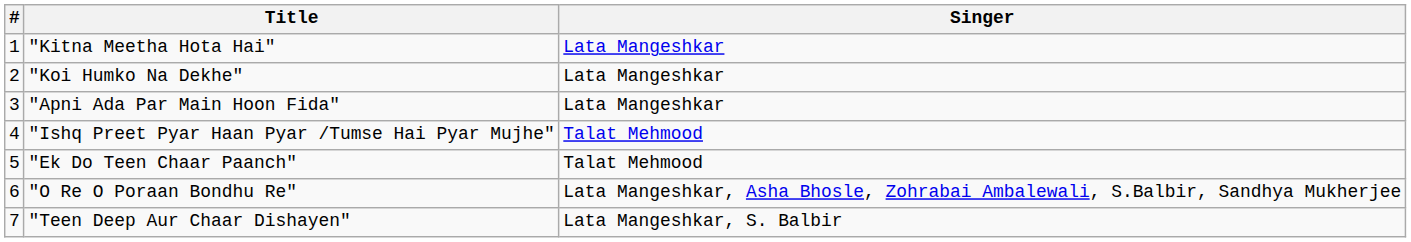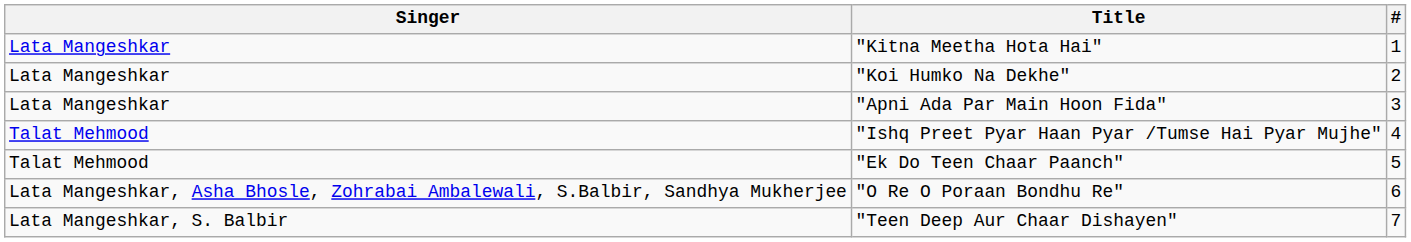columns swapped: (14, 20) <-> (982, 20)
